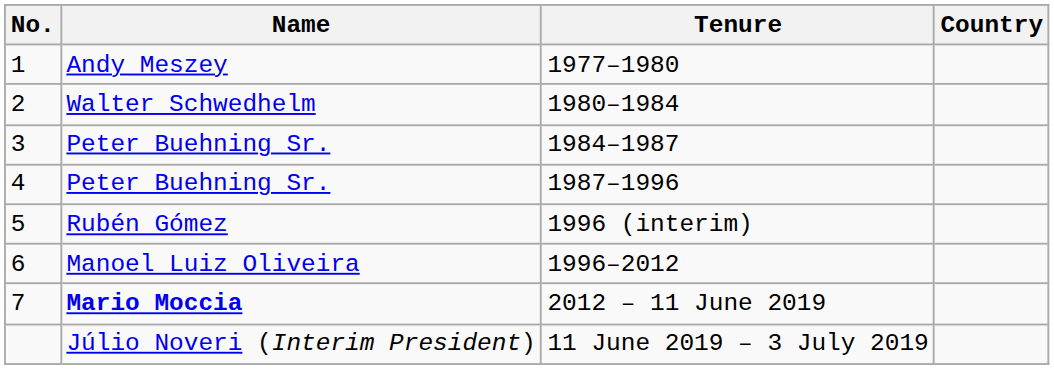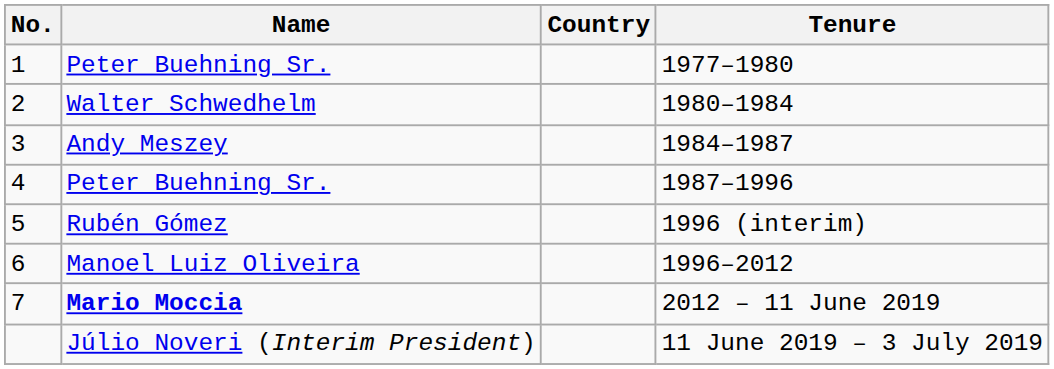columns swapped: (992, 25) <-> (738, 25)
(147, 65) Andy Meszey -> (198, 65) Peter Buehning Sr.
(198, 144) Peter Buehning Sr. -> (147, 144) Andy Meszey
